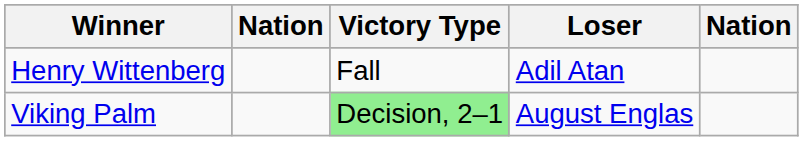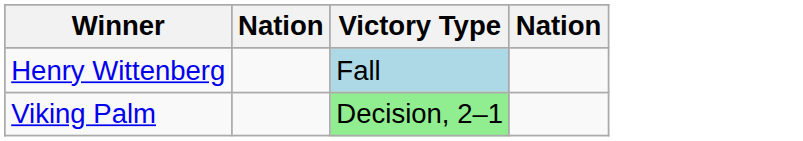- column: (605, 26)
(359, 69) no background -> (359, 69) lightblue background
